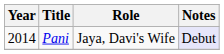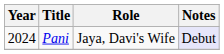(22, 37) 2014 -> (22, 37) 2024
